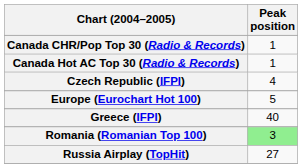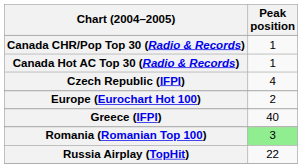(273, 99) 5 -> (273, 99) 2
(273, 154) 27 -> (273, 154) 22
